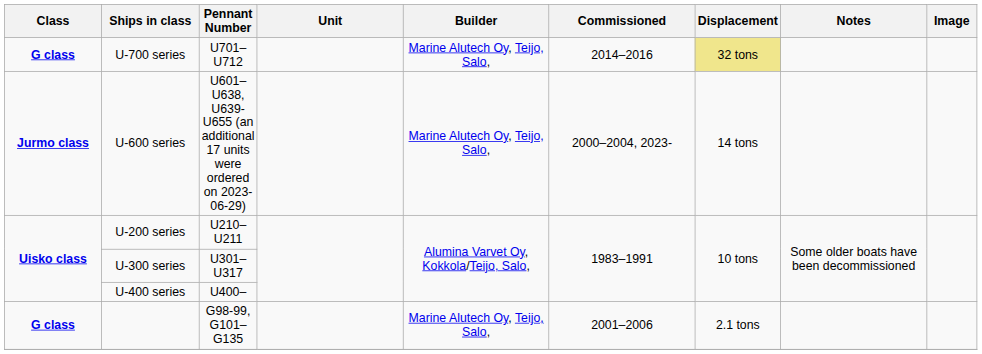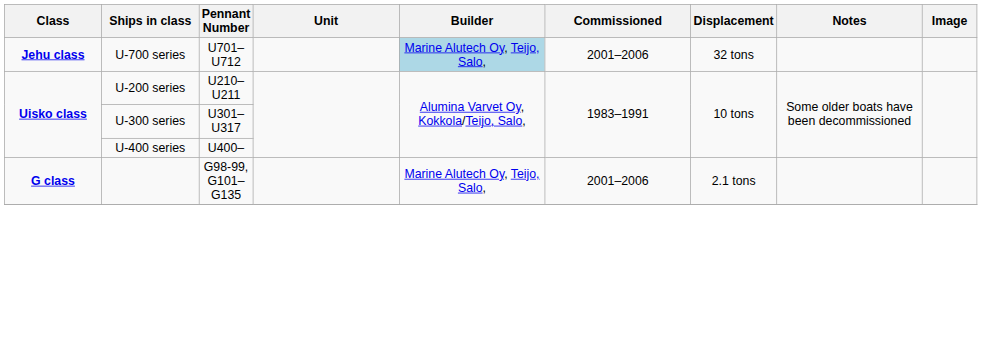(53, 54) G class -> (53, 54) Jehu class
(476, 54) no background -> (472, 54) lightblue background
(622, 54) 2014–2016 -> (618, 54) 2001–2006
(738, 54) khaki background -> (734, 54) no background
- row: (150, 143)
